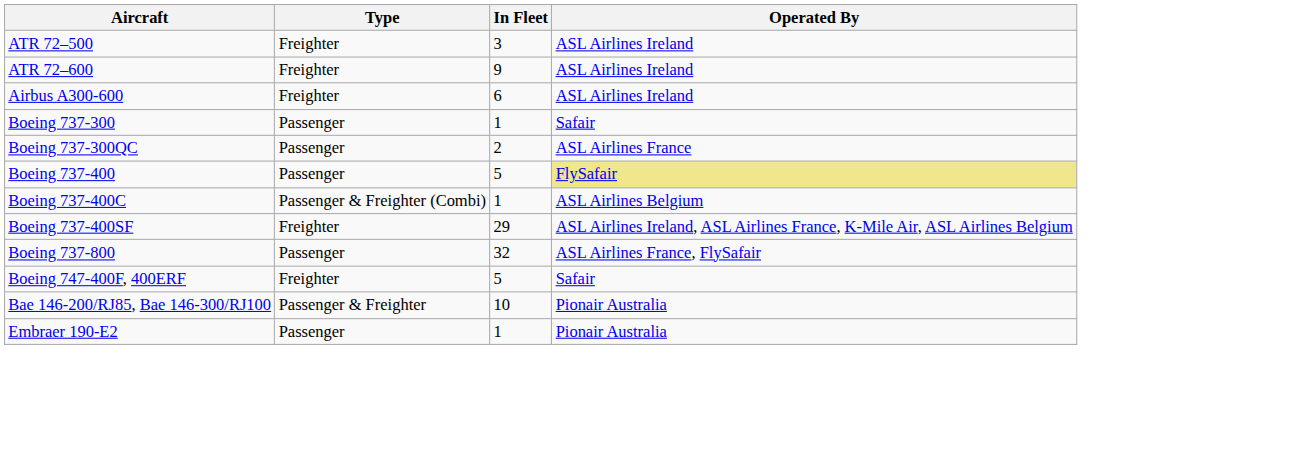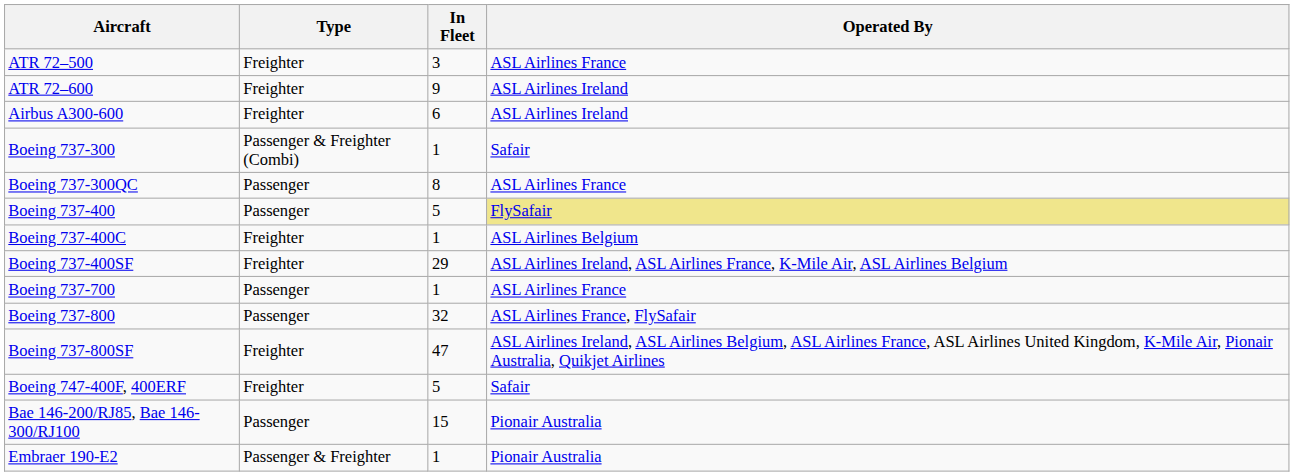(624, 43) ASL Airlines Ireland -> (558, 62) ASL Airlines France
(312, 122) Passenger -> (317, 149) Passenger & Freighter (Combi)
(498, 148) 2 -> (436, 185) 8
(382, 200) Passenger & Freighter (Combi) -> (273, 237) Freighter
+ row: (62, 289)
+ row: (71, 351)
(352, 305) Passenger & Freighter -> (276, 422) Passenger
(502, 305) 10 -> (440, 422) 15
(312, 331) Passenger -> (317, 457) Passenger & Freighter
